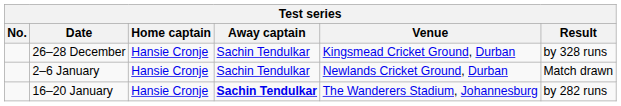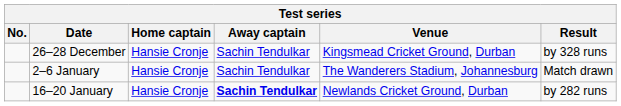(415, 71) Newlands Cricket Ground, Durban -> (430, 71) The Wanderers Stadium, Johannesburg
(430, 91) The Wanderers Stadium, Johannesburg -> (415, 91) Newlands Cricket Ground, Durban
